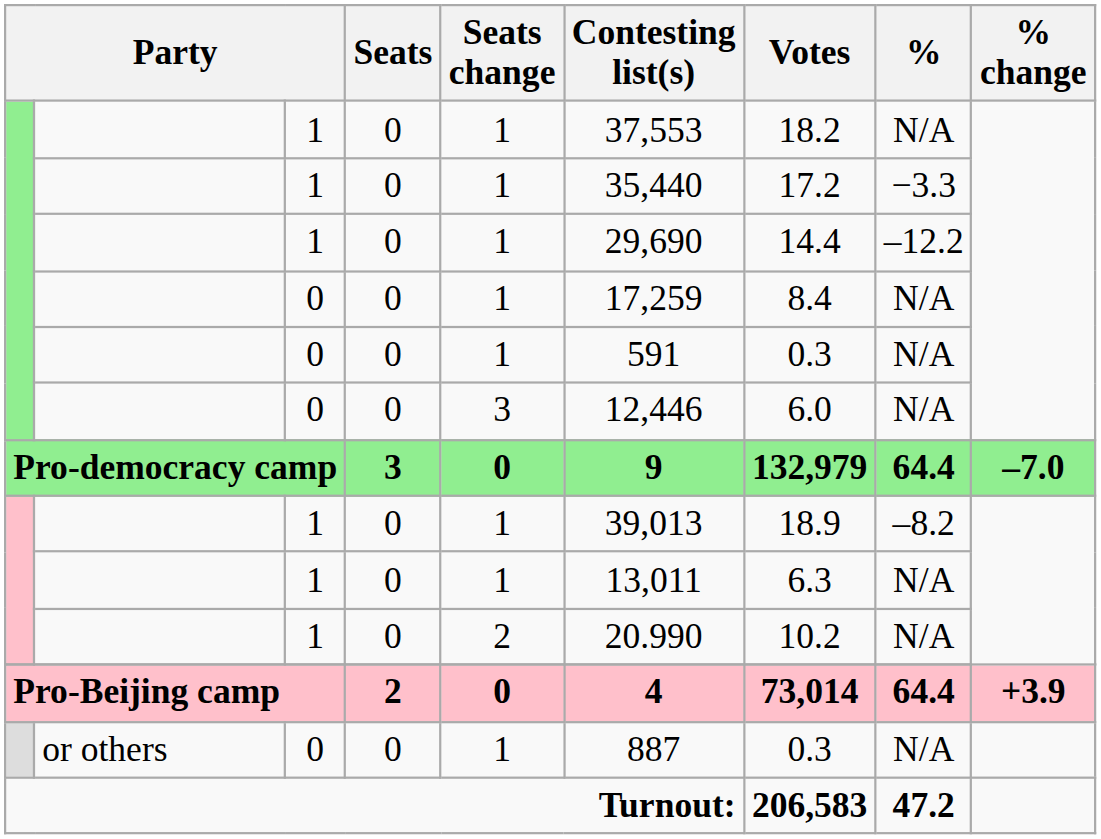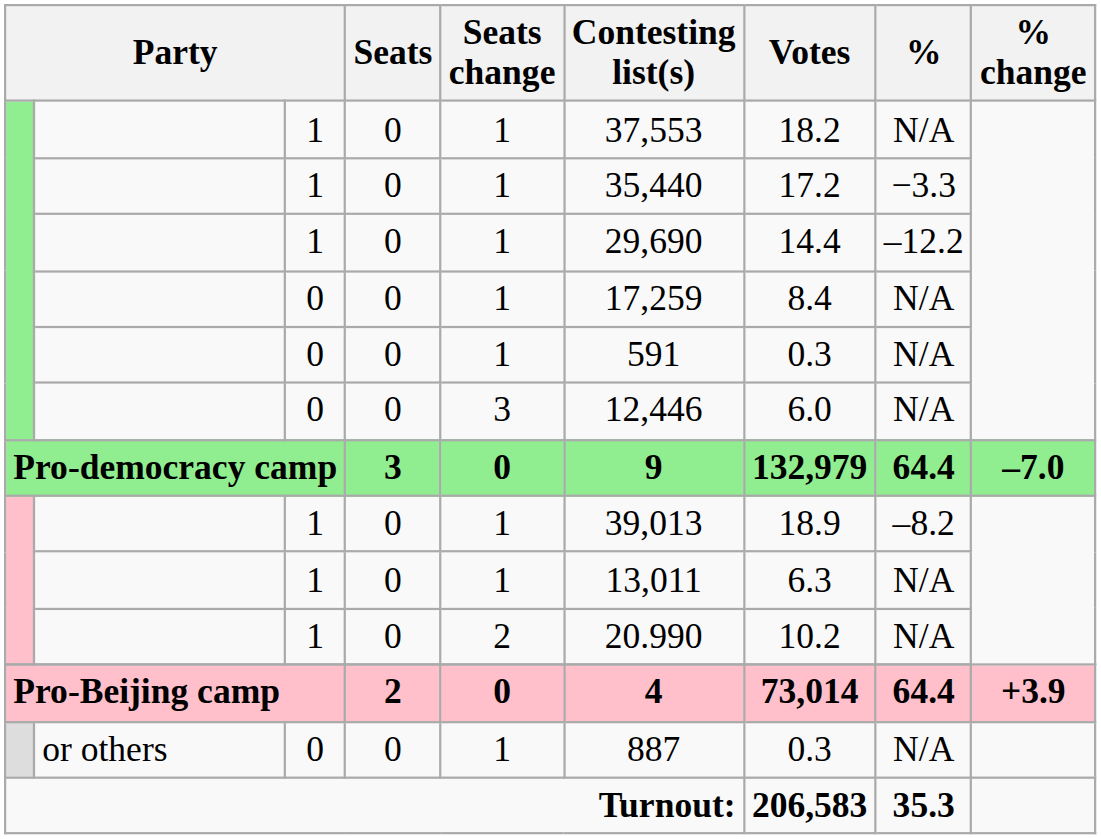(924, 804) 47.2 -> (924, 804) 35.3
